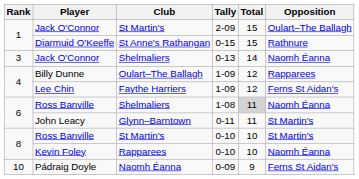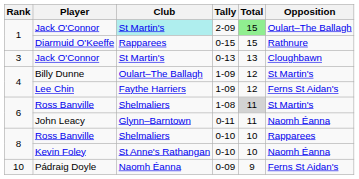(142, 27) no background -> (142, 27) paleturquoise background
(252, 27) no background -> (252, 27) lightgreen background
(164, 43) St Anne's Rathangan -> (143, 43) Rapparees
(144, 58) Shelmaliers -> (142, 58) St Martin's
(252, 58) 14 -> (252, 58) 13
(299, 58) Naomh Éanna -> (295, 58) Cloughbawn
(292, 74) Rapparees -> (291, 74) St Martin's
(299, 105) Naomh Éanna -> (291, 105) St Martin's
(291, 120) St Martin's -> (299, 120) Naomh Éanna
(142, 136) St Martin's -> (144, 136) Shelmaliers
(291, 136) St Martin's -> (292, 136) Rapparees
(143, 151) Rapparees -> (164, 151) St Anne's Rathangan
